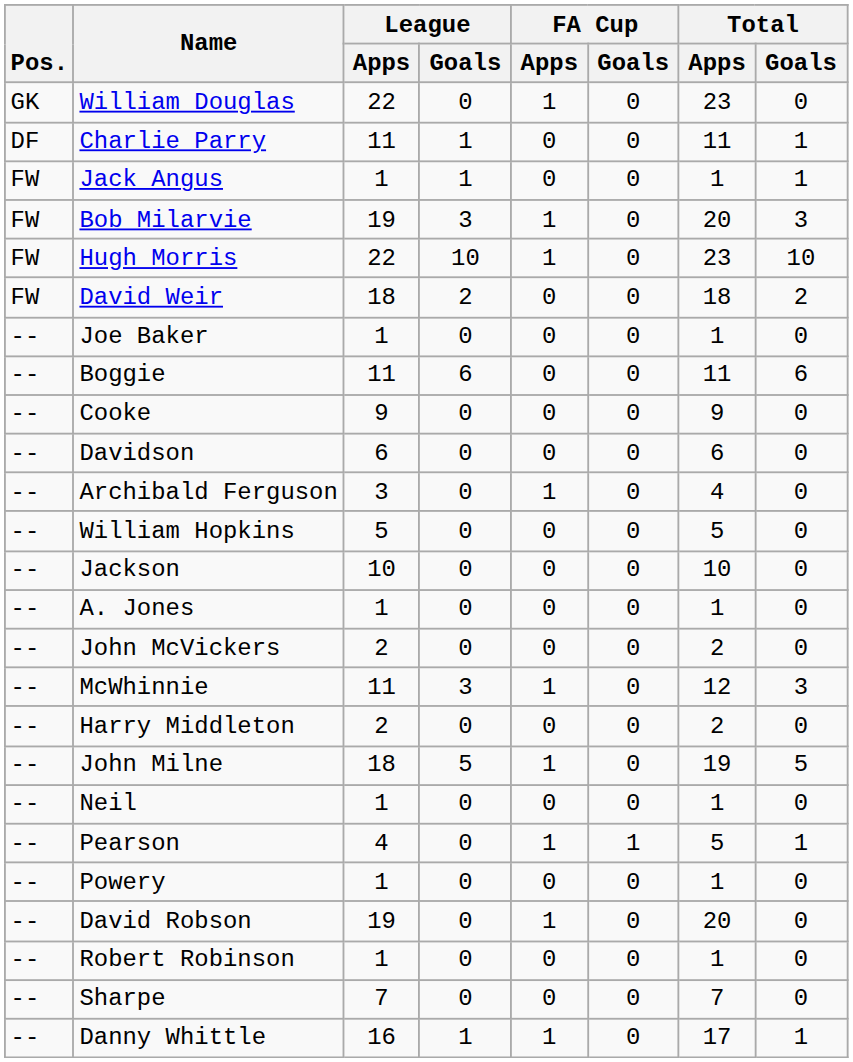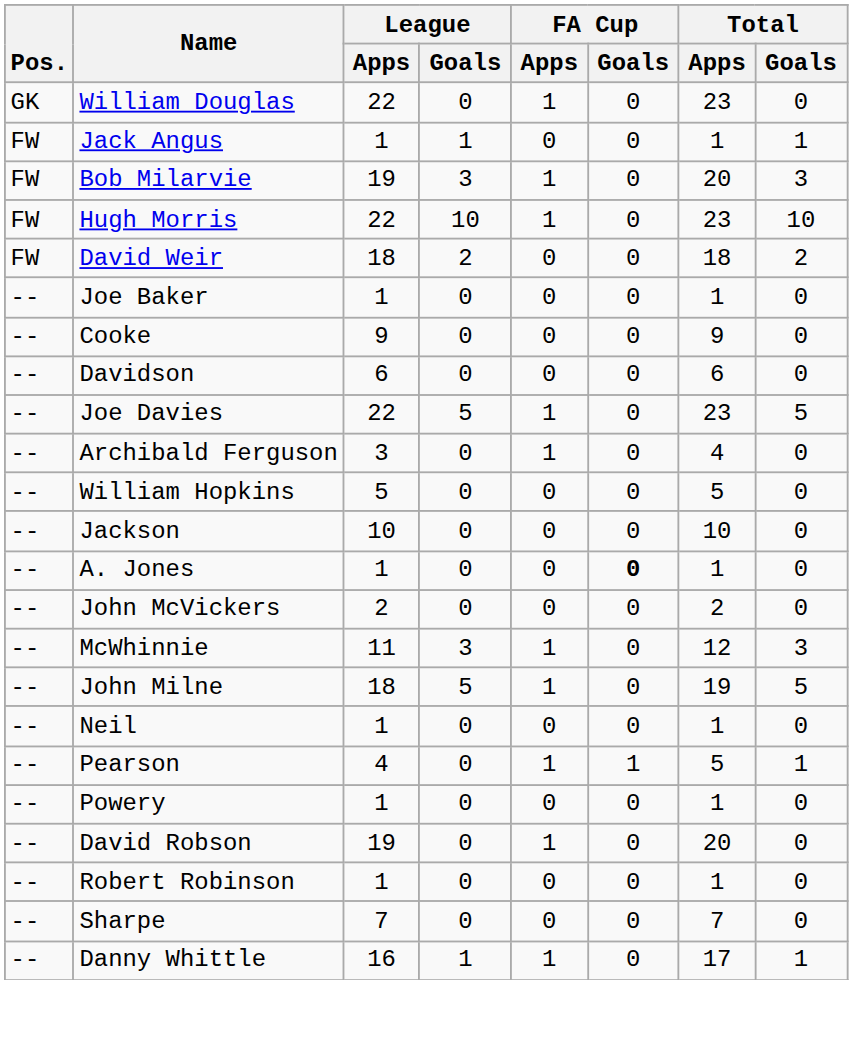- row: (173, 141)
- row: (123, 375)
+ row: (151, 414)
(633, 609) normal -> (633, 570) bold
- row: (187, 726)
